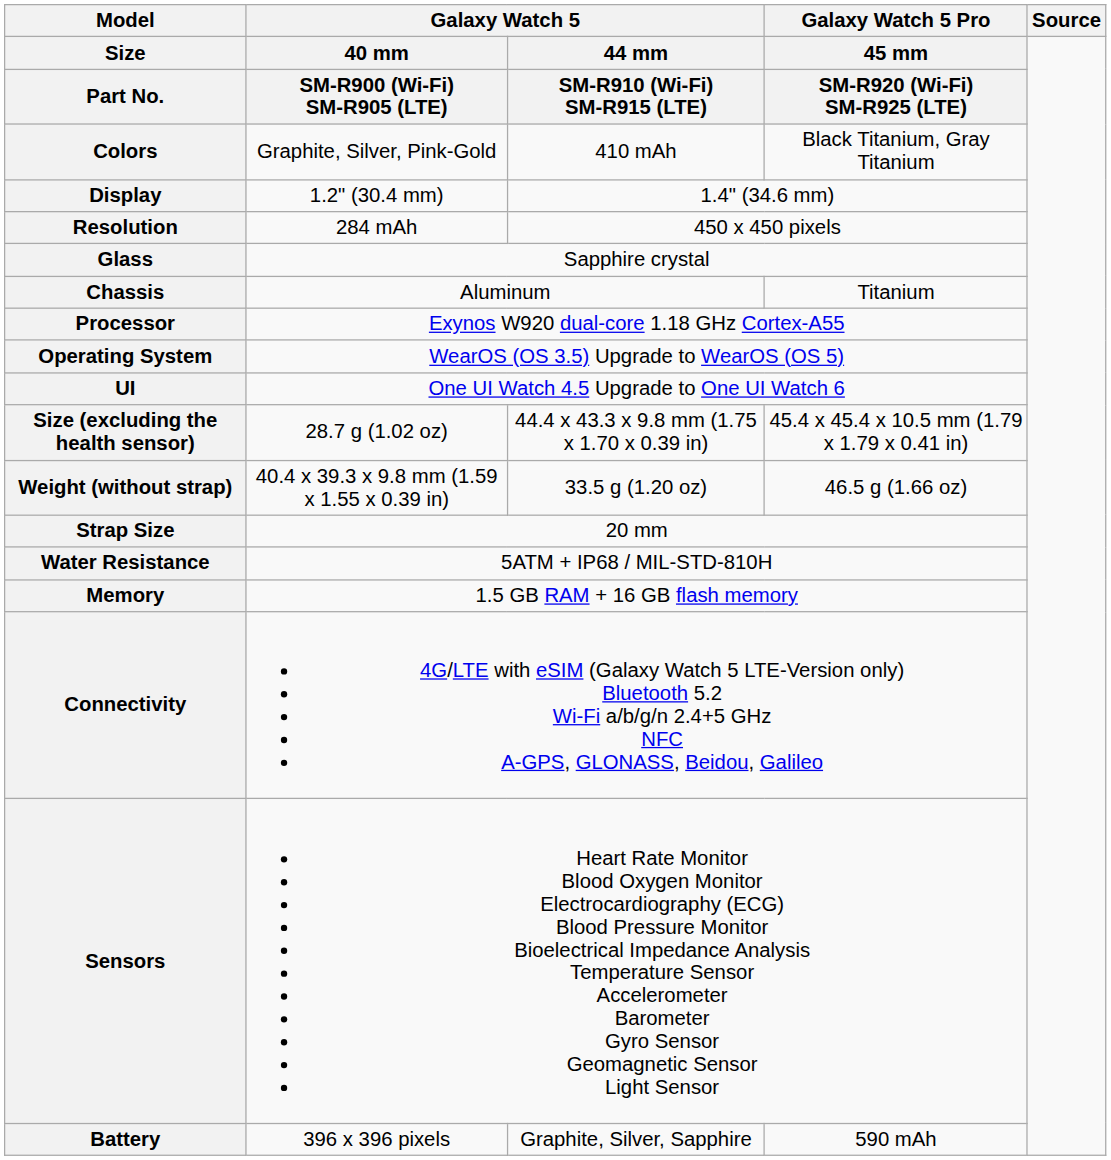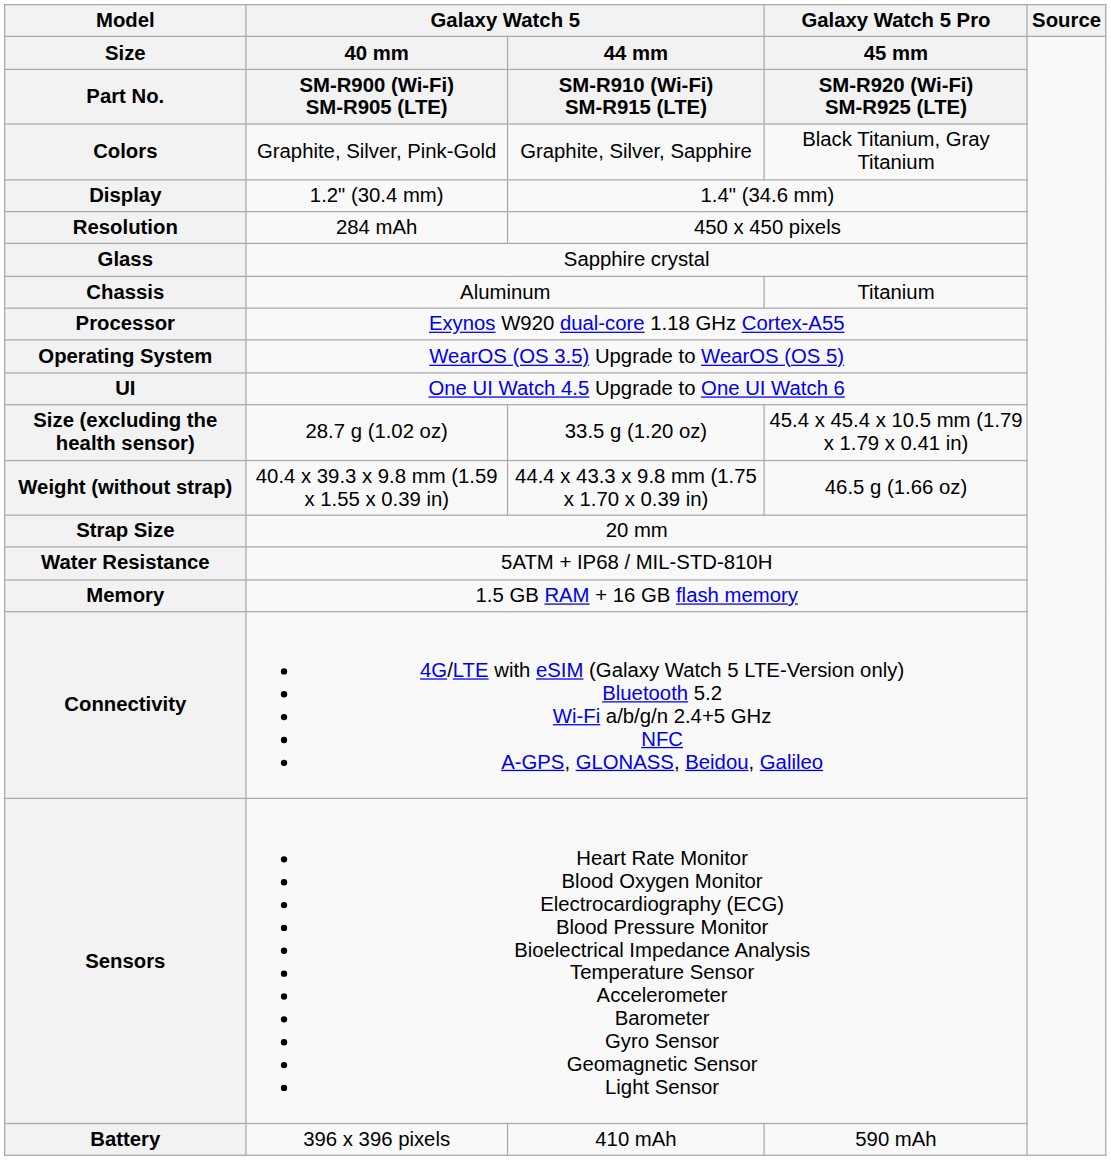(636, 151) 410 mAh -> (636, 151) Graphite, Silver, Sapphire
(636, 432) 44.4 x 43.3 x 9.8 mm (1.75 x 1.70 x 0.39 in) -> (636, 432) 33.5 g (1.20 oz)
(636, 487) 33.5 g (1.20 oz) -> (636, 487) 44.4 x 43.3 x 9.8 mm (1.75 x 1.70 x 0.39 in)
(636, 1139) Graphite, Silver, Sapphire -> (636, 1139) 410 mAh
